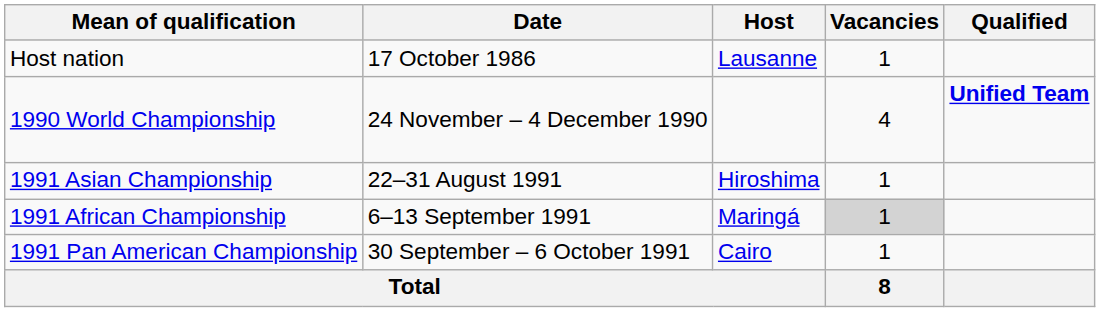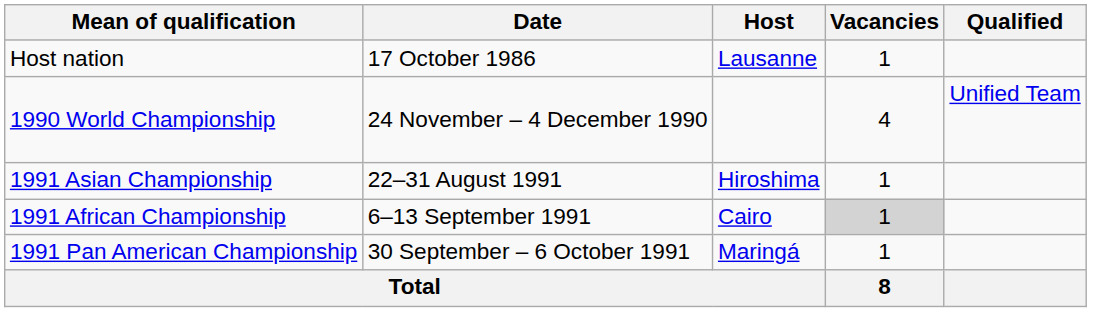(1019, 93) bold -> (1015, 93) normal
(759, 216) Maringá -> (745, 216) Cairo
(745, 252) Cairo -> (759, 252) Maringá
